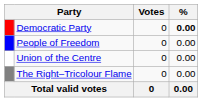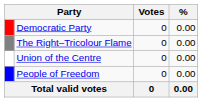(186, 27) bold -> (186, 27) normal
rows swapped: (58, 43) <-> (74, 74)
